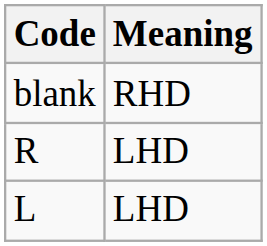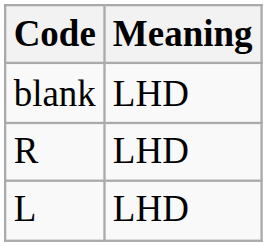(152, 92) RHD -> (151, 92) LHD
